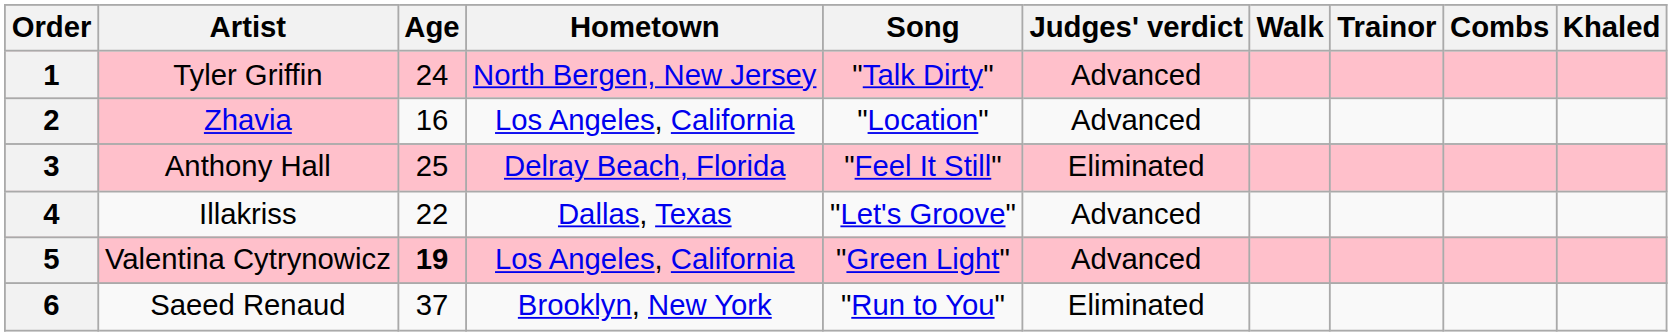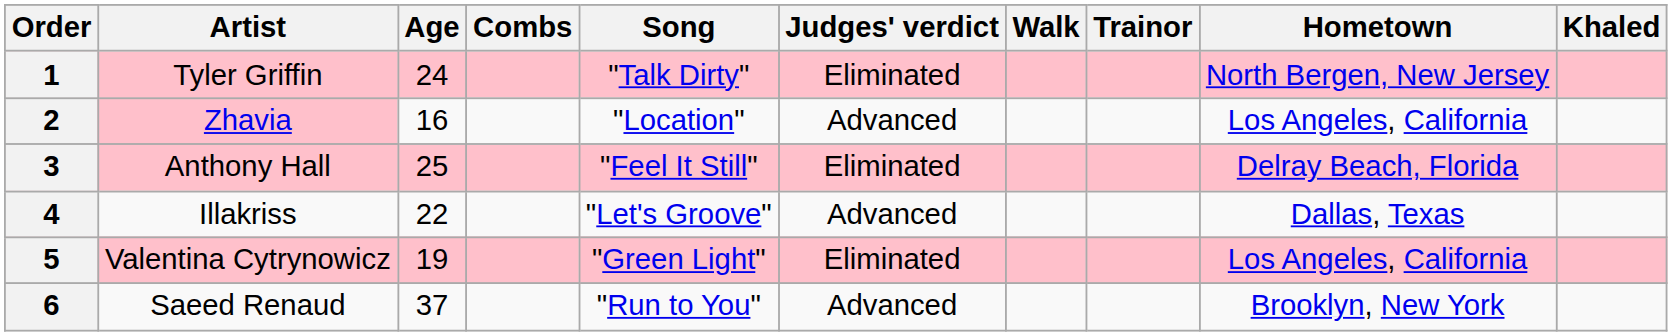columns swapped: (645, 27) <-> (1500, 27)
(1136, 74) Advanced -> (892, 74) Eliminated
(432, 259) bold -> (432, 259) normal
(1136, 259) Advanced -> (892, 259) Eliminated
(1136, 306) Eliminated -> (892, 306) Advanced
